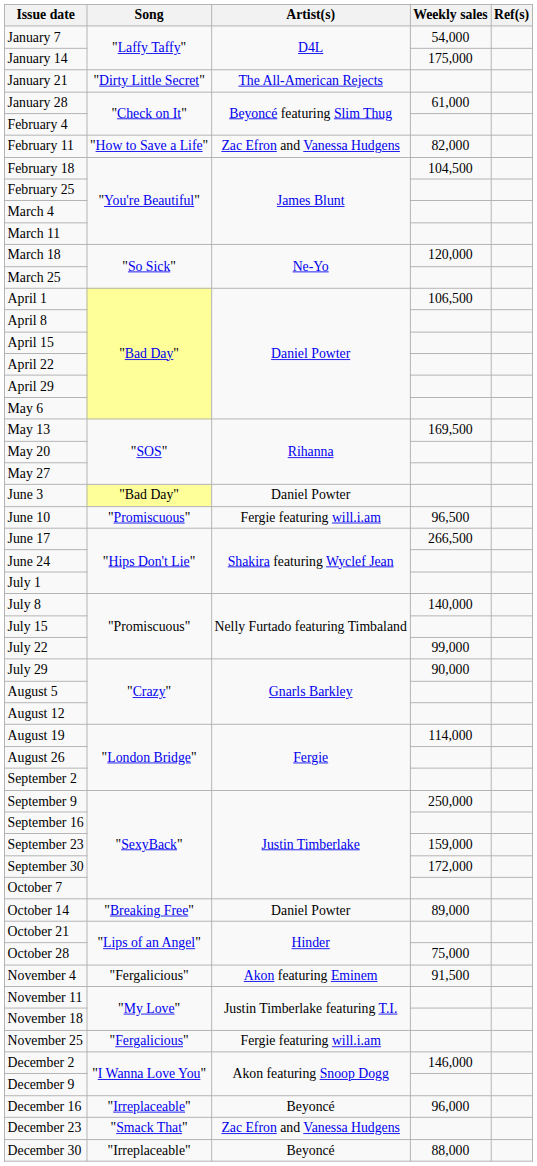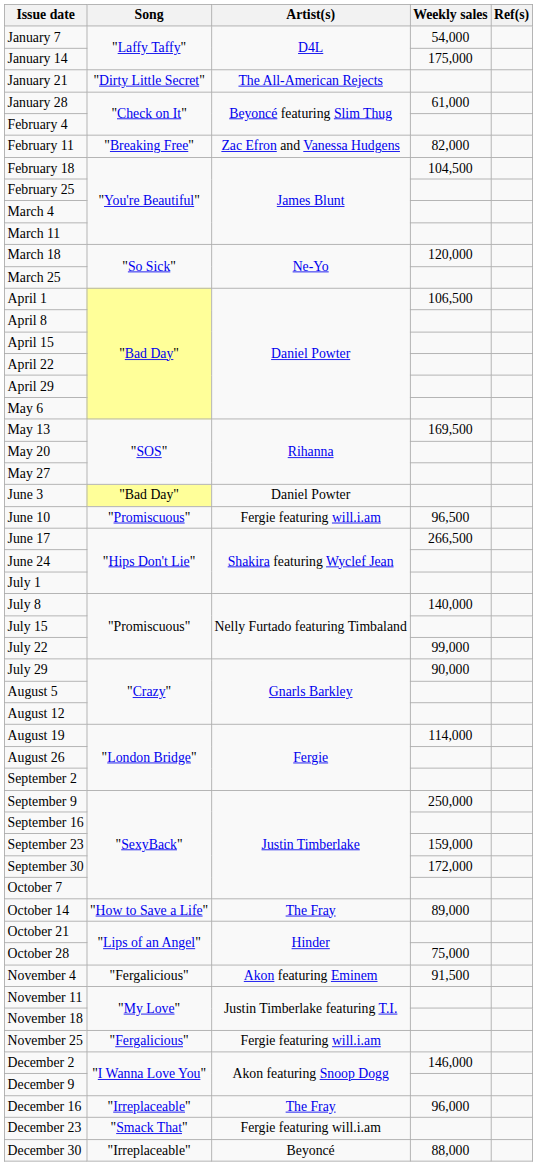(149, 146) "How to Save a Life" -> (149, 146) "Breaking Free"
(149, 910) "Breaking Free" -> (149, 910) "How to Save a Life"
(311, 910) Daniel Powter -> (311, 910) The Fray
(311, 1106) Beyoncé -> (311, 1106) The Fray
(311, 1128) Zac Efron and Vanessa Hudgens -> (311, 1128) Fergie featuring will.i.am
